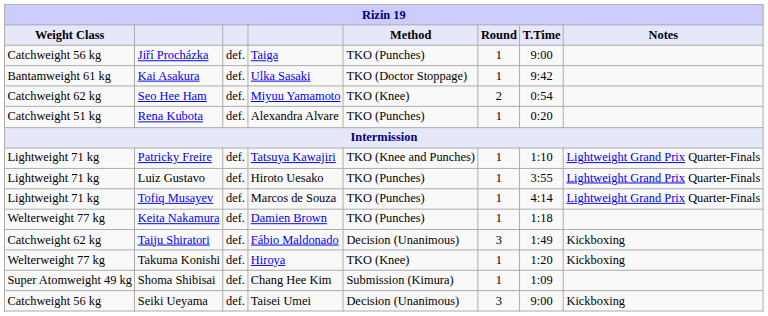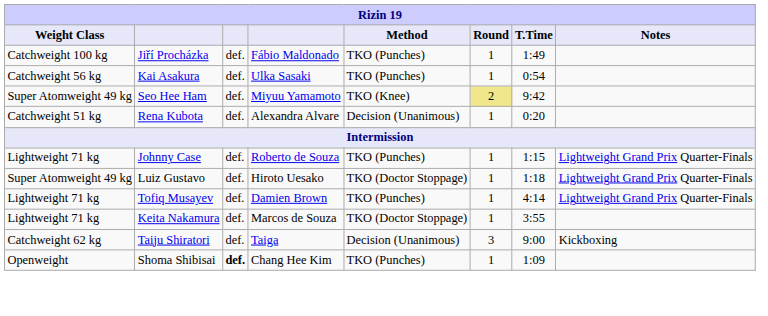(54, 55) Catchweight 56 kg -> (57, 55) Catchweight 100 kg
(265, 55) Taiga -> (295, 55) Fábio Maldonado
(542, 55) 9:00 -> (534, 55) 1:49
(59, 75) Bantamweight 61 kg -> (54, 75) Catchweight 56 kg
(407, 75) TKO (Doctor Stoppage) -> (386, 75) TKO (Punches)
(542, 75) 9:42 -> (534, 75) 0:54
(54, 96) Catchweight 62 kg -> (70, 96) Super Atomweight 49 kg
(499, 96) no background -> (491, 96) khaki background
(542, 96) 0:54 -> (534, 96) 9:42
(386, 116) TKO (Punches) -> (403, 116) Decision (Unanimous)
+ row: (169, 157)
- row: (175, 157)
(53, 178) Lightweight 71 kg -> (70, 178) Super Atomweight 49 kg
(386, 178) TKO (Punches) -> (407, 178) TKO (Doctor Stoppage)
(542, 178) 3:55 -> (534, 178) 1:18
(294, 198) Marcos de Souza -> (289, 198) Damien Brown
(56, 219) Welterweight 77 kg -> (53, 219) Lightweight 71 kg
(289, 219) Damien Brown -> (294, 219) Marcos de Souza
(386, 219) TKO (Punches) -> (407, 219) TKO (Doctor Stoppage)
(542, 219) 1:18 -> (534, 219) 3:55
(295, 239) Fábio Maldonado -> (265, 239) Taiga
(542, 239) 1:49 -> (534, 239) 9:00
- row: (179, 260)
(70, 280) Super Atomweight 49 kg -> (38, 260) Openweight
(235, 280) normal -> (235, 260) bold
(400, 280) Submission (Kimura) -> (386, 260) TKO (Punches)
- row: (173, 300)
